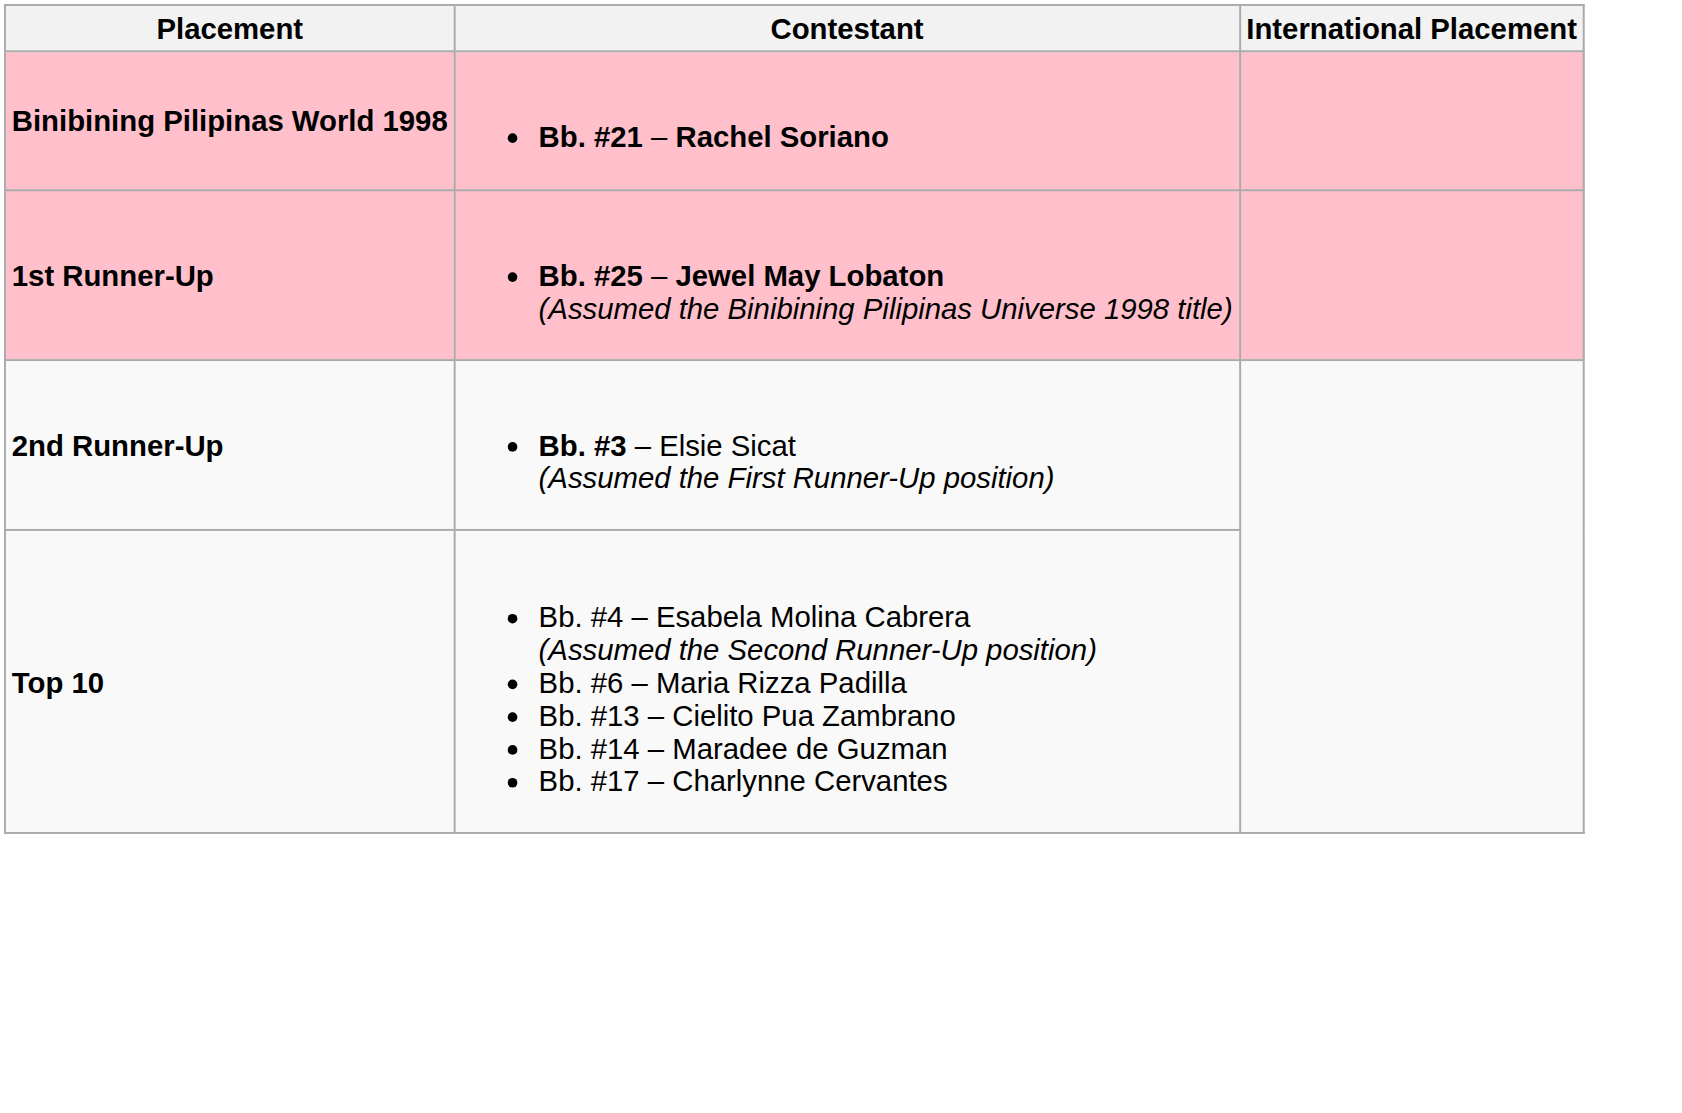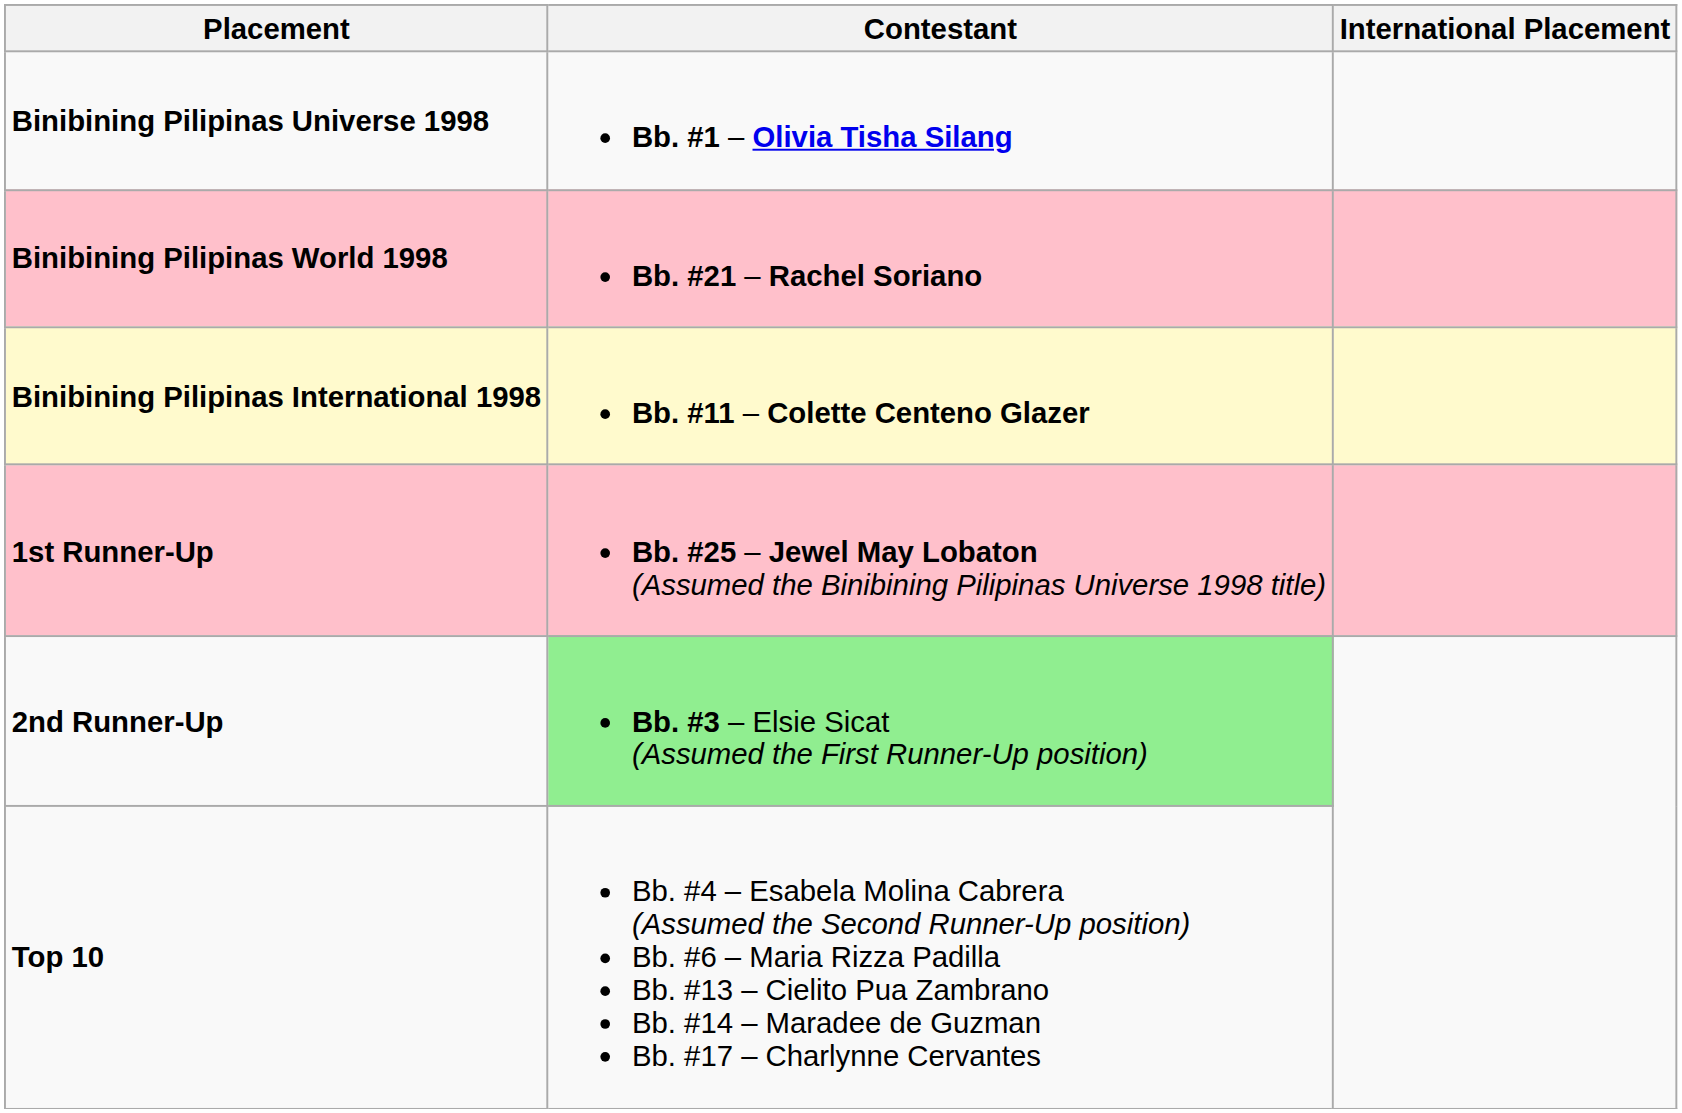+ row: (250, 121)
+ row: (276, 396)
(847, 462) no background -> (940, 738) lightgreen background
